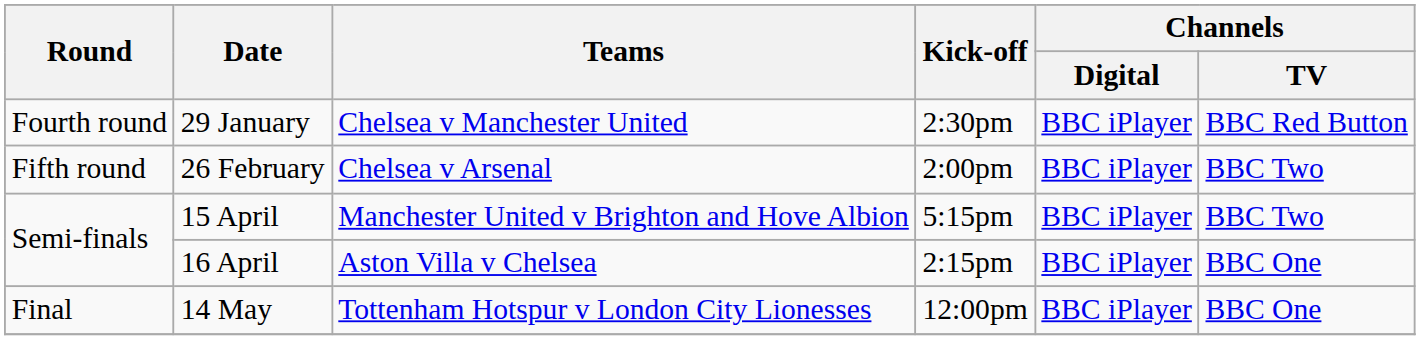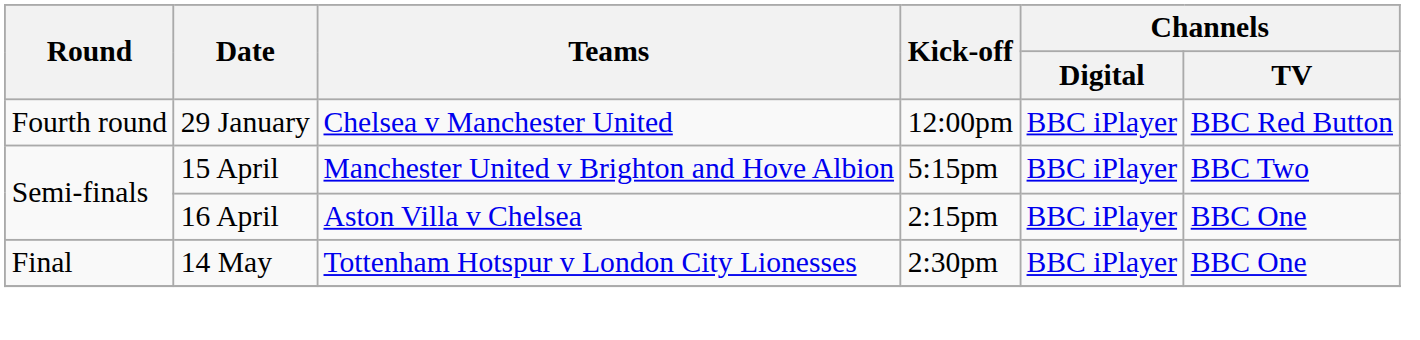(968, 121) 2:30pm -> (960, 121) 12:00pm
- row: (253, 168)
(975, 309) 12:00pm -> (953, 262) 2:30pm
